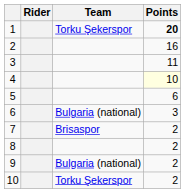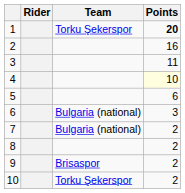(78, 130) Brisaspor -> (98, 130) Bulgaria (national)
(98, 163) Bulgaria (national) -> (78, 163) Brisaspor
